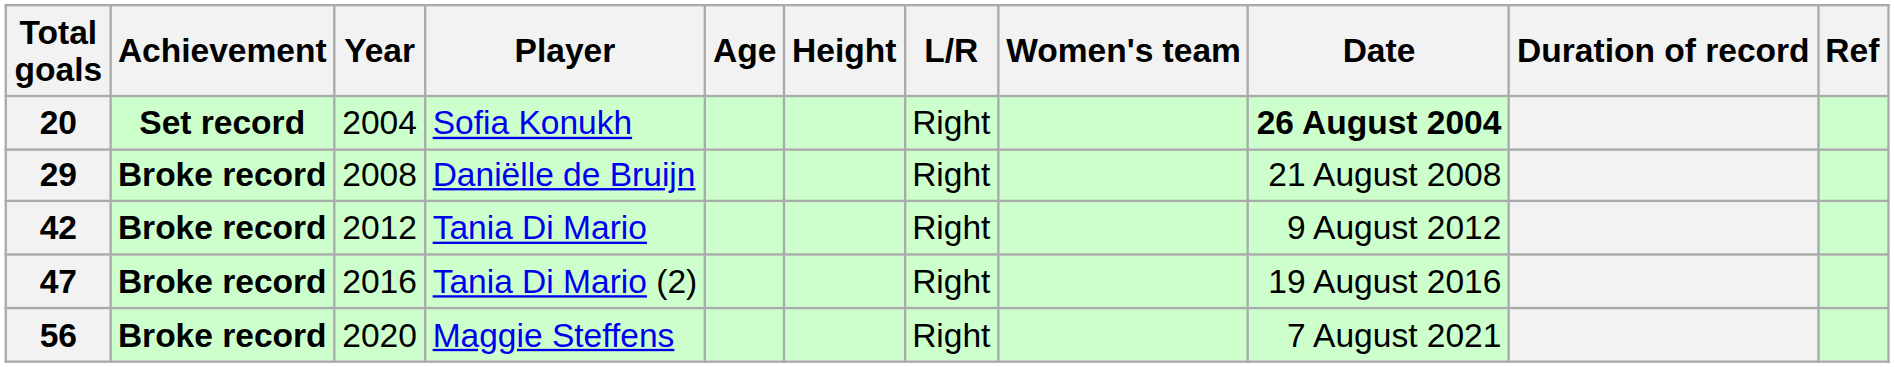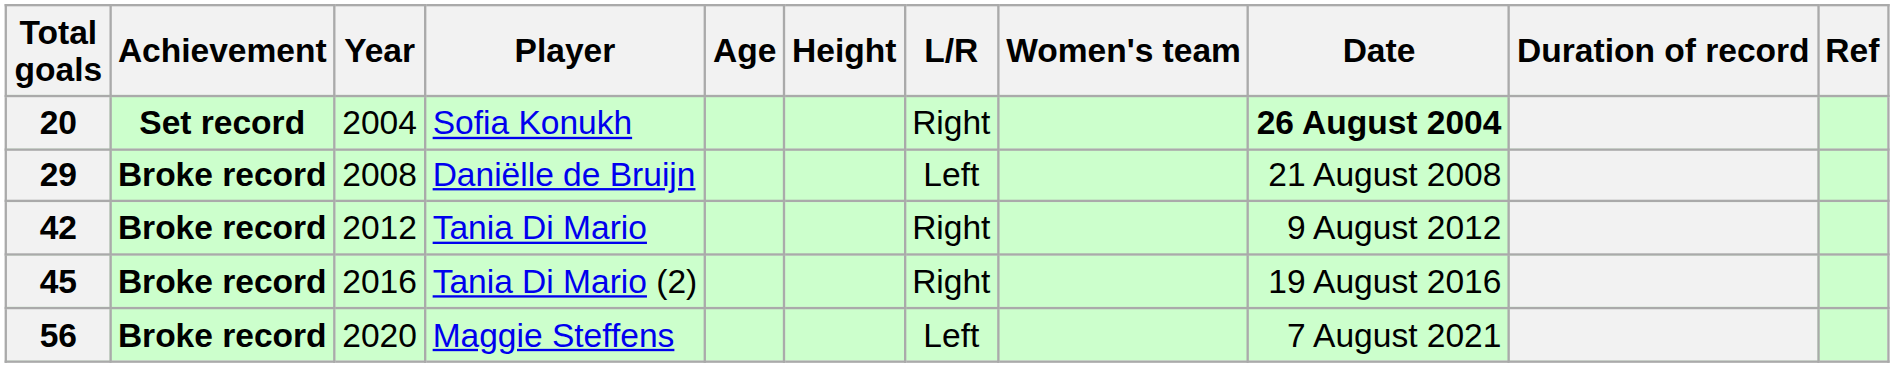(951, 175) Right -> (951, 175) Left
(58, 281) 47 -> (58, 281) 45
(951, 334) Right -> (951, 334) Left
